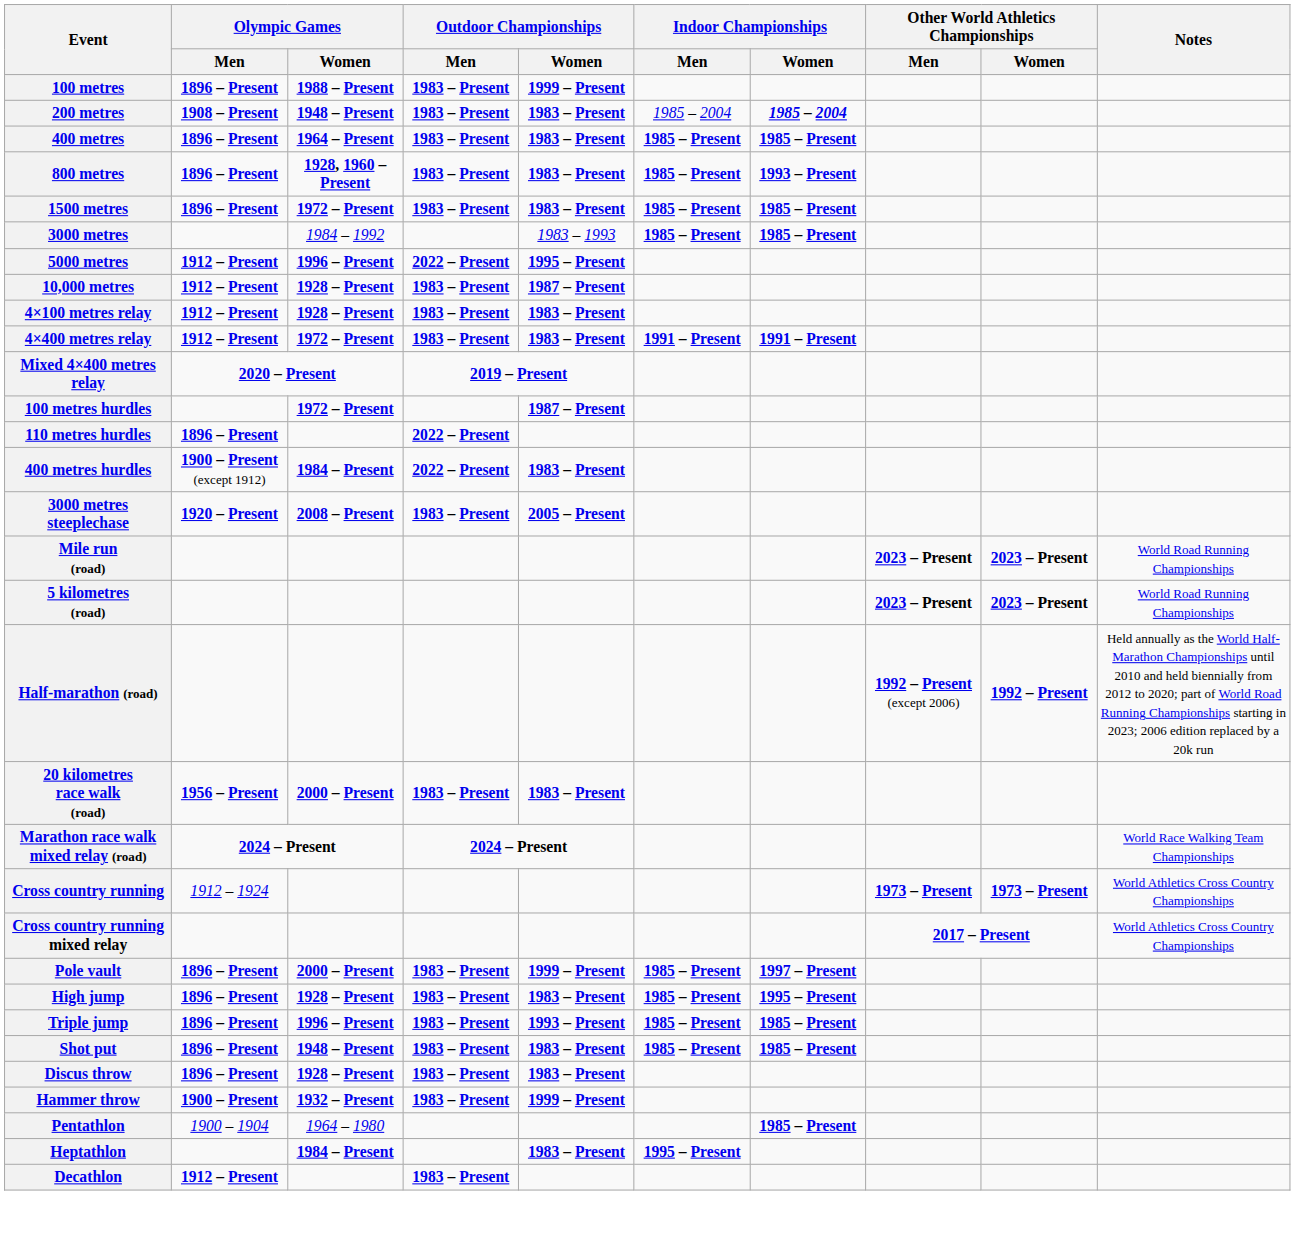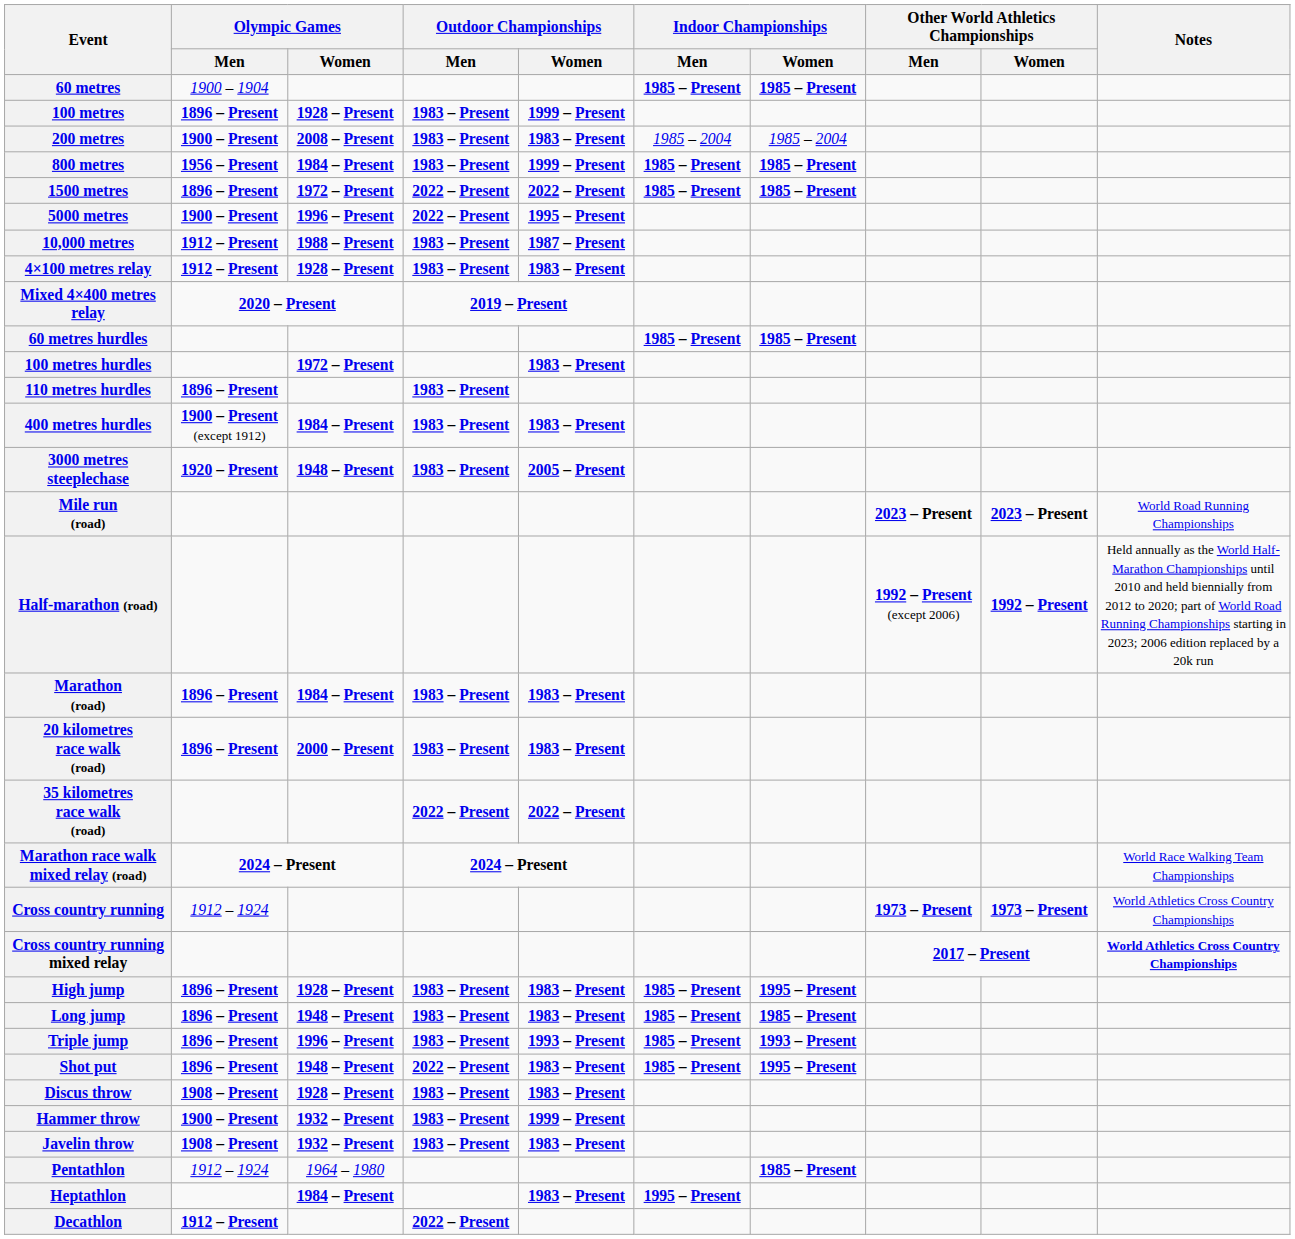+ row: (88, 87)
(345, 87) 1988 – Present -> (345, 113) 1928 – Present
(229, 113) 1908 – Present -> (229, 139) 1900 – Present
(345, 113) 1948 – Present -> (345, 139) 2008 – Present
(808, 113) bold -> (808, 139) normal
- row: (88, 139)
(229, 174) 1896 – Present -> (229, 165) 1956 – Present
(345, 174) 1928, 1960 – Present -> (345, 165) 1984 – Present
(576, 174) 1983 – Present -> (576, 165) 1999 – Present
(808, 174) 1993 – Present -> (808, 165) 1985 – Present
(461, 209) 1983 – Present -> (461, 191) 2022 – Present
(576, 209) 1983 – Present -> (576, 191) 2022 – Present
- row: (88, 235)
(229, 261) 1912 – Present -> (229, 216) 1900 – Present
(345, 287) 1928 – Present -> (345, 242) 1988 – Present
- row: (88, 338)
+ row: (88, 338)
(576, 408) 1987 – Present -> (576, 364) 1983 – Present
(461, 434) 2022 – Present -> (461, 390) 1983 – Present
(461, 469) 2022 – Present -> (461, 425) 1983 – Present
(345, 514) 2008 – Present -> (345, 469) 1948 – Present
- row: (88, 602)
+ row: (88, 695)
(229, 793) 1956 – Present -> (229, 749) 1896 – Present
+ row: (88, 811)
(1193, 937) normal -> (1193, 954) bold
- row: (88, 970)
+ row: (88, 1015)
(808, 1022) 1985 – Present -> (808, 1041) 1993 – Present
(461, 1048) 1983 – Present -> (461, 1066) 2022 – Present
(808, 1048) 1985 – Present -> (808, 1066) 1995 – Present
(229, 1074) 1896 – Present -> (229, 1092) 1908 – Present
+ row: (88, 1144)
(229, 1125) 1900 – 1904 -> (229, 1170) 1912 – 1924
(461, 1177) 1983 – Present -> (461, 1221) 2022 – Present
